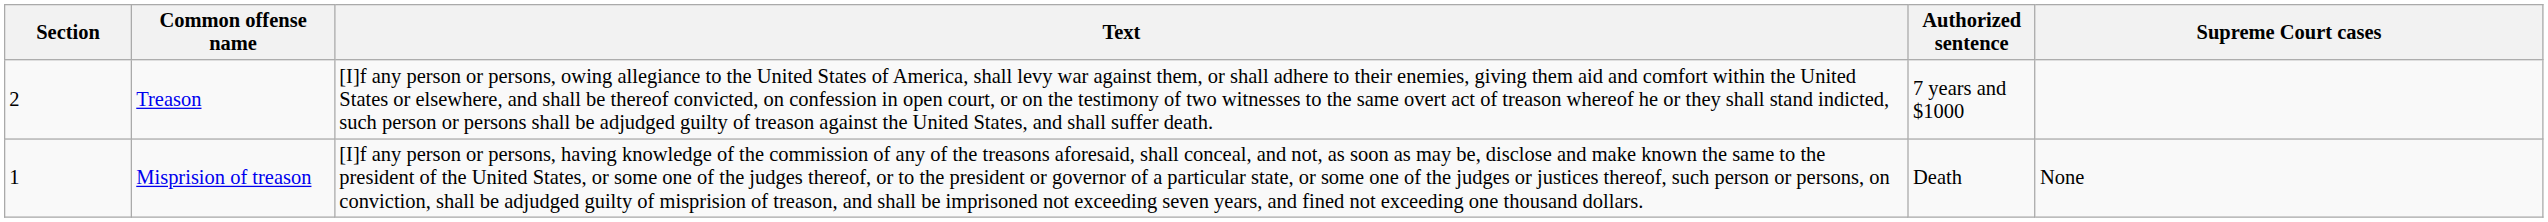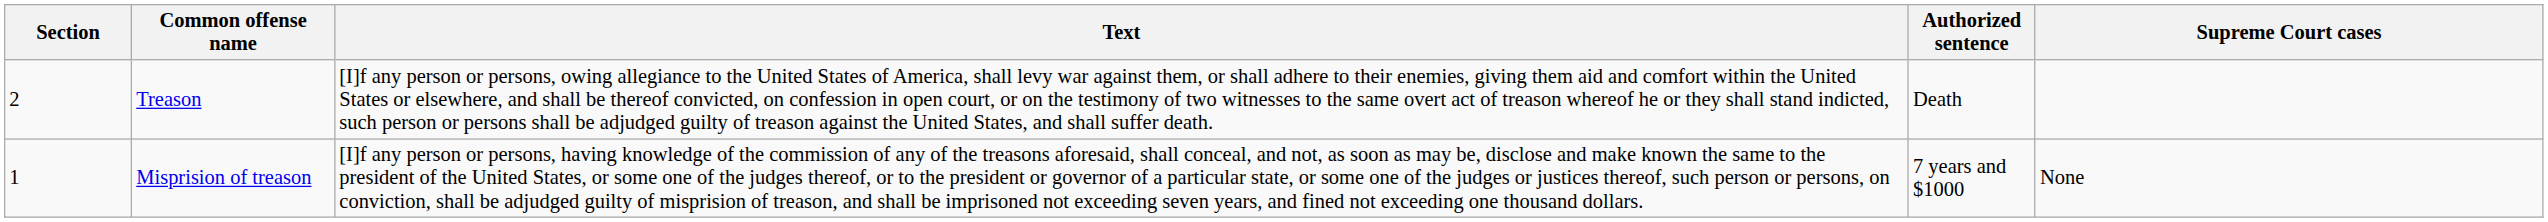(1960, 99) 7 years and $1000 -> (1937, 99) Death
(1937, 177) Death -> (1960, 177) 7 years and $1000
